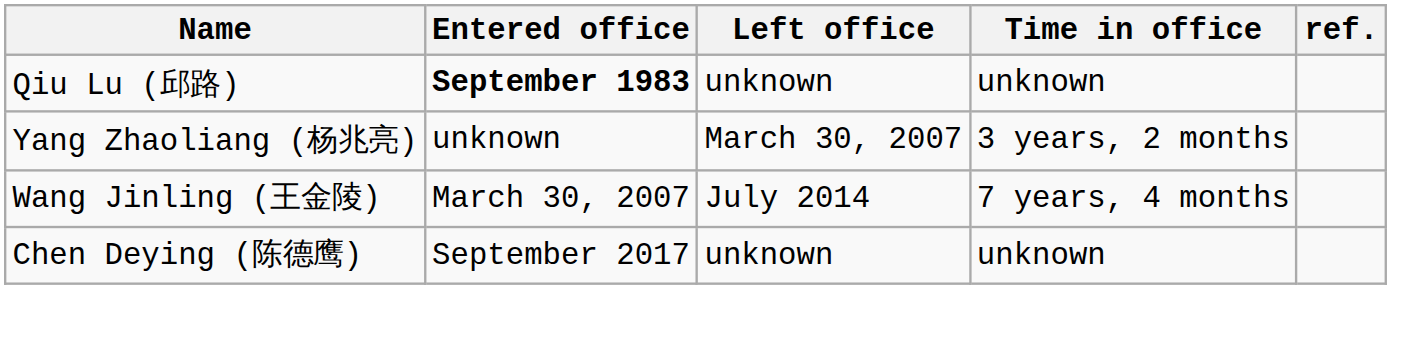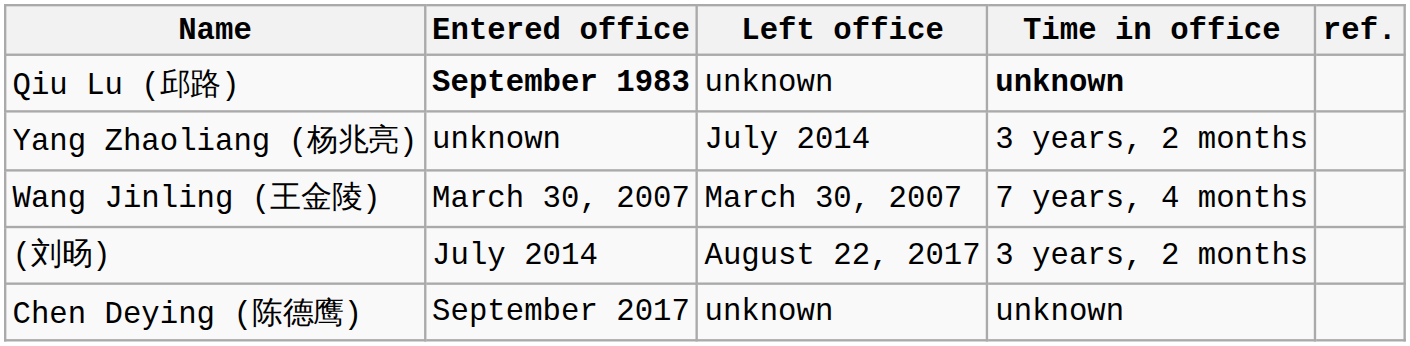(1041, 84) normal -> (1060, 84) bold
(833, 141) March 30, 2007 -> (787, 141) July 2014
(787, 198) July 2014 -> (833, 198) March 30, 2007
+ row: (62, 256)
